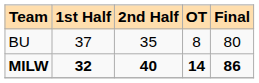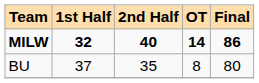rows swapped: (28, 65) <-> (19, 41)
